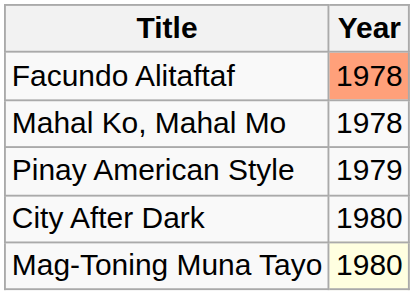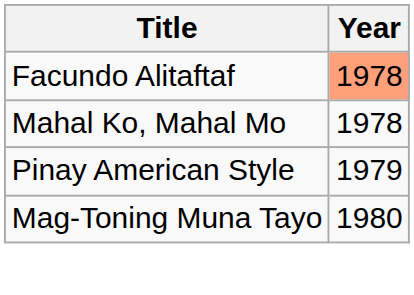- row: (108, 218)
(369, 265) lightyellow background -> (369, 218) no background
